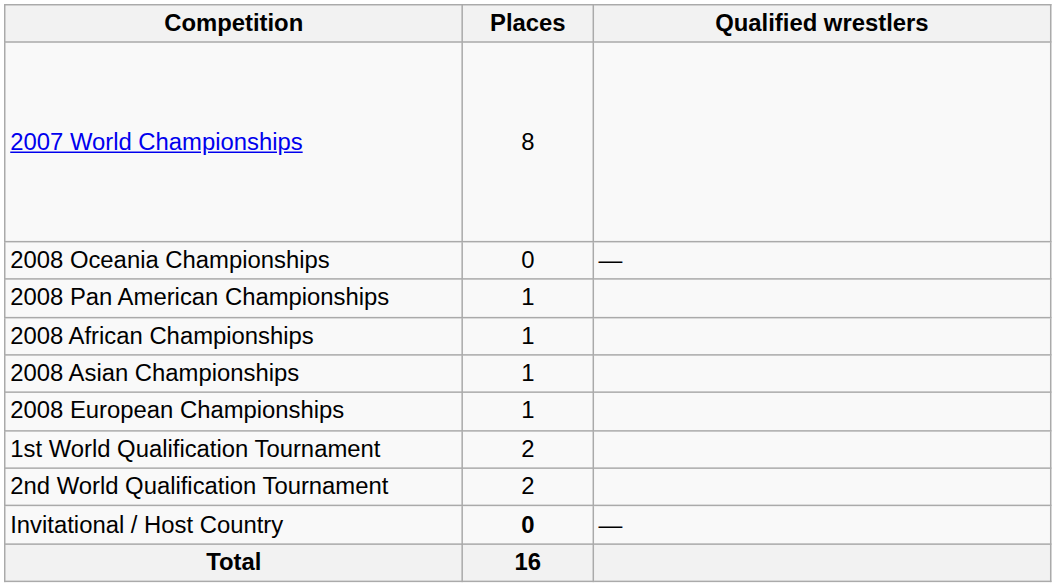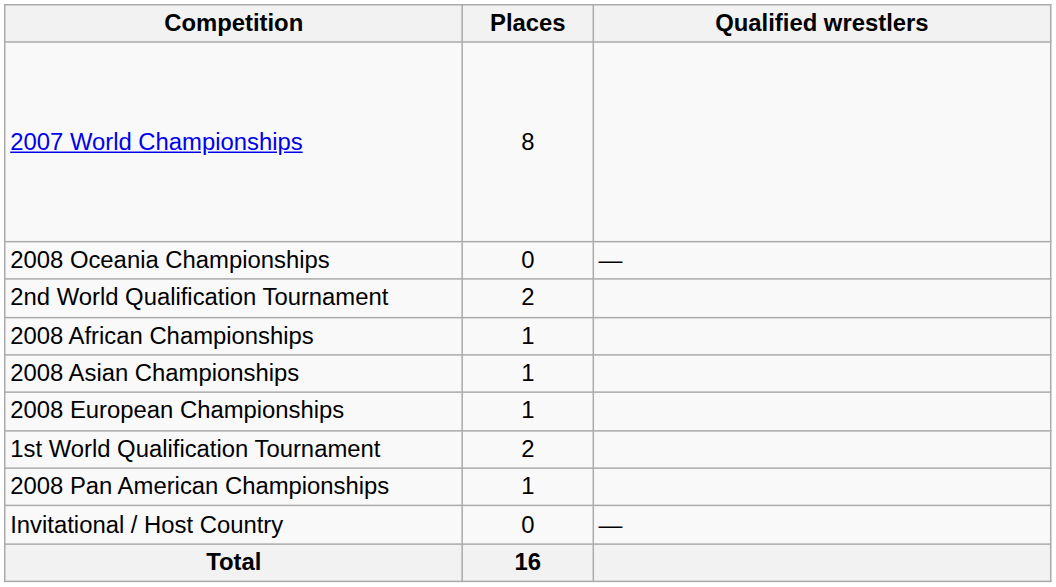rows swapped: (200, 297) <-> (199, 486)
(528, 524) bold -> (528, 524) normal
